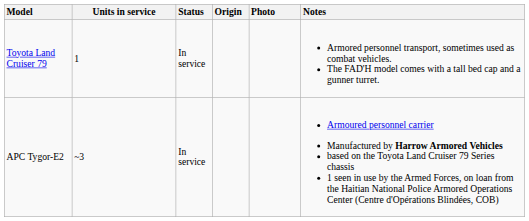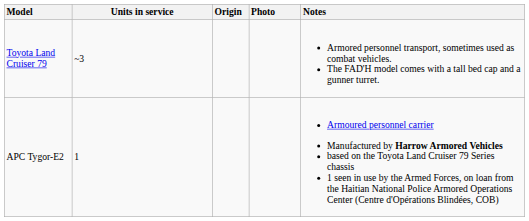- column: (191, 12)
(77, 58) 1 -> (79, 58) ~3
(79, 157) ~3 -> (77, 157) 1
